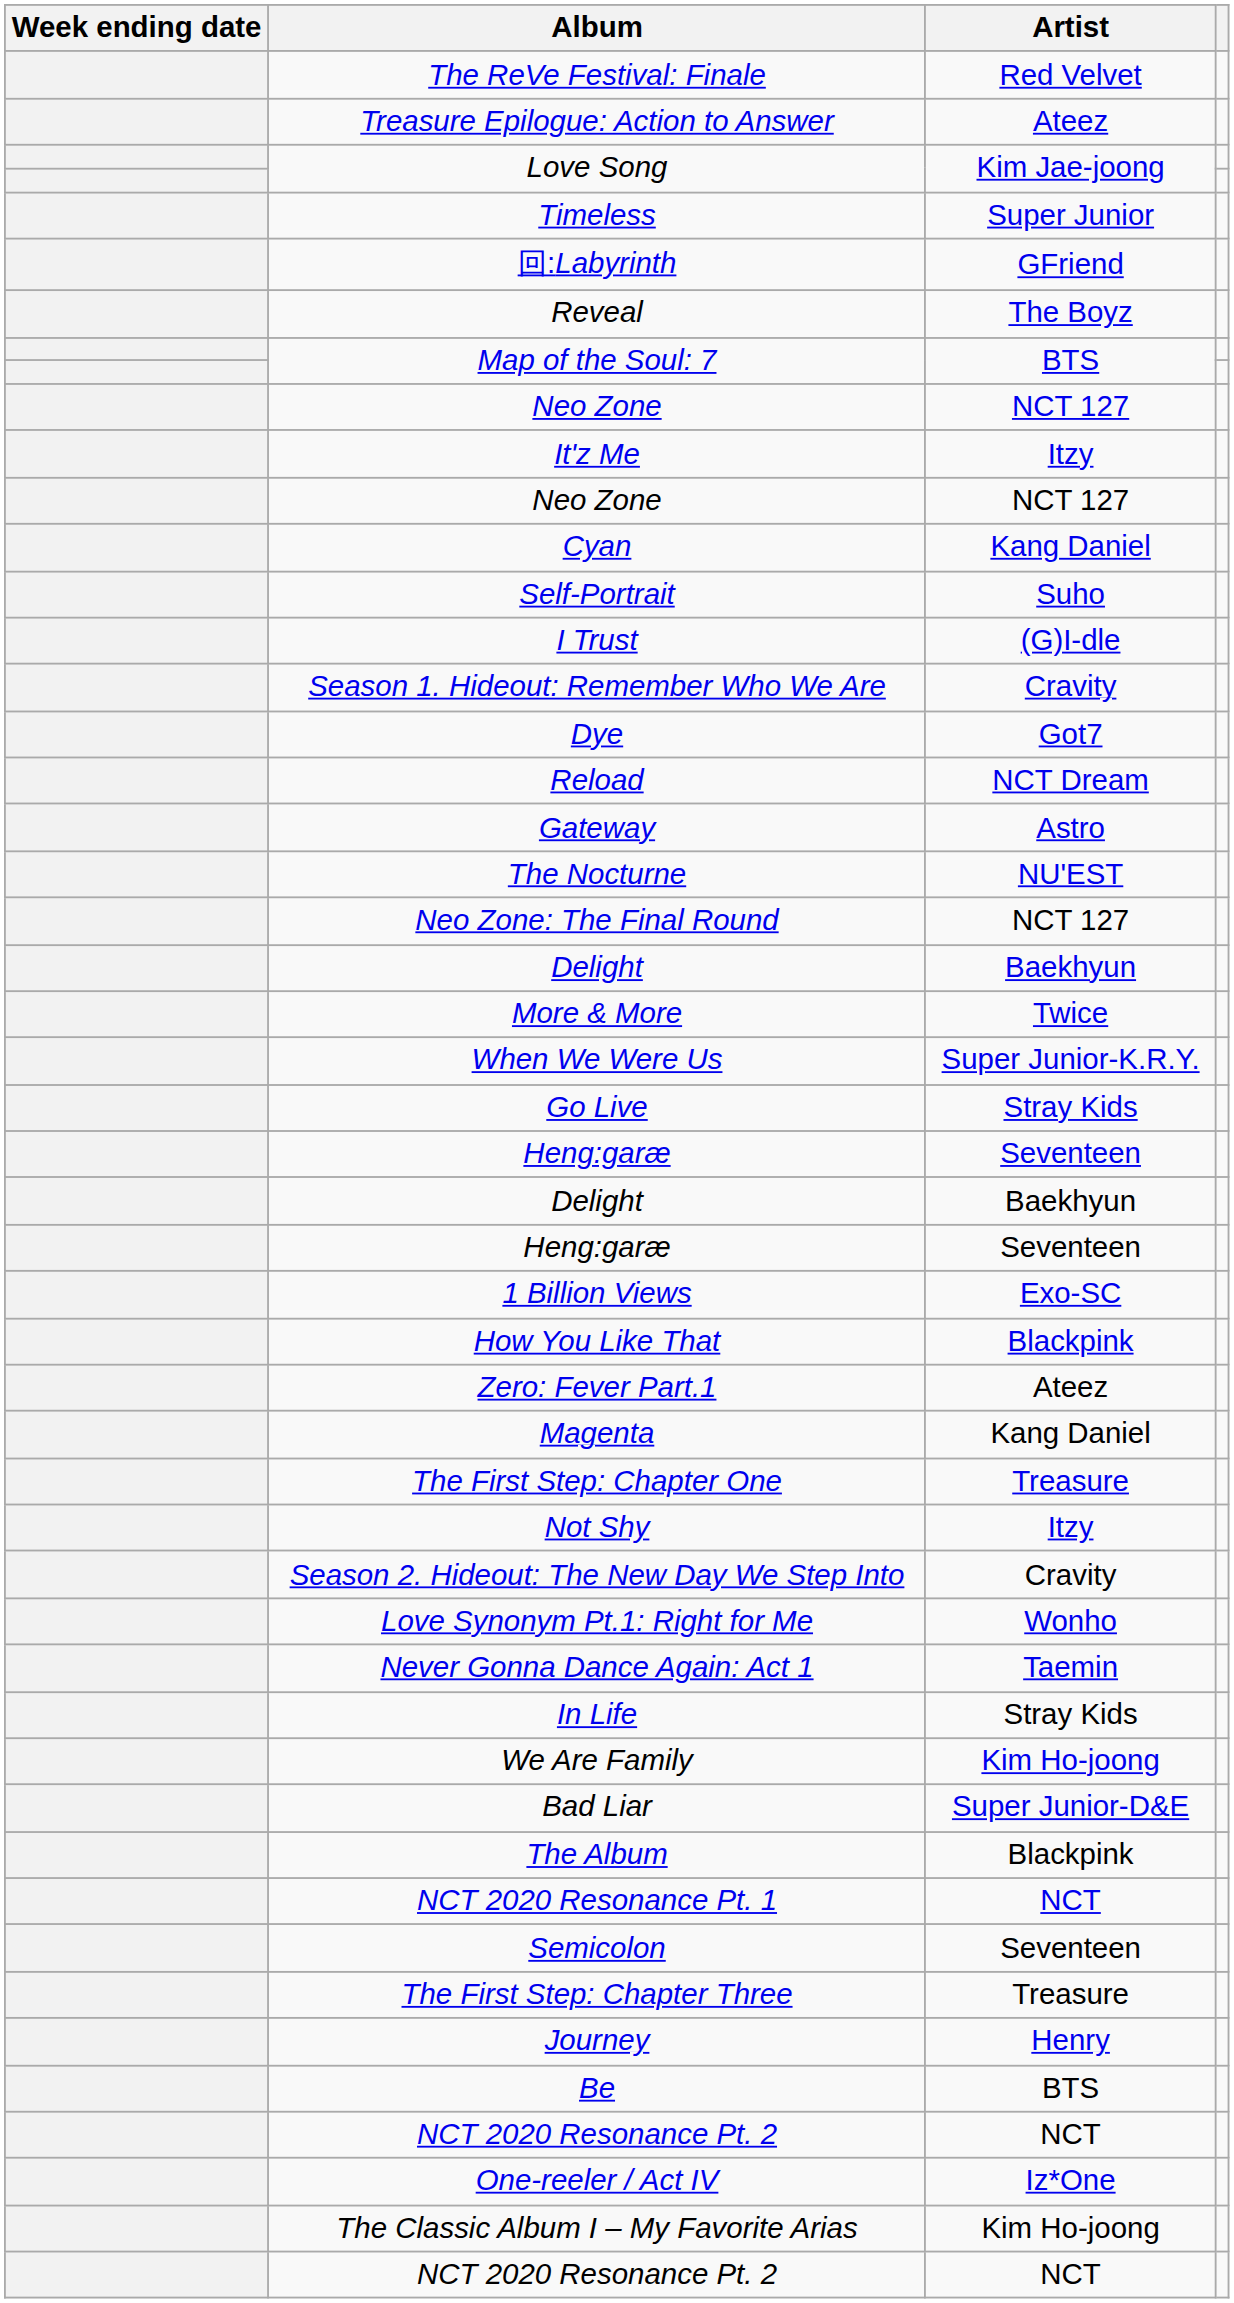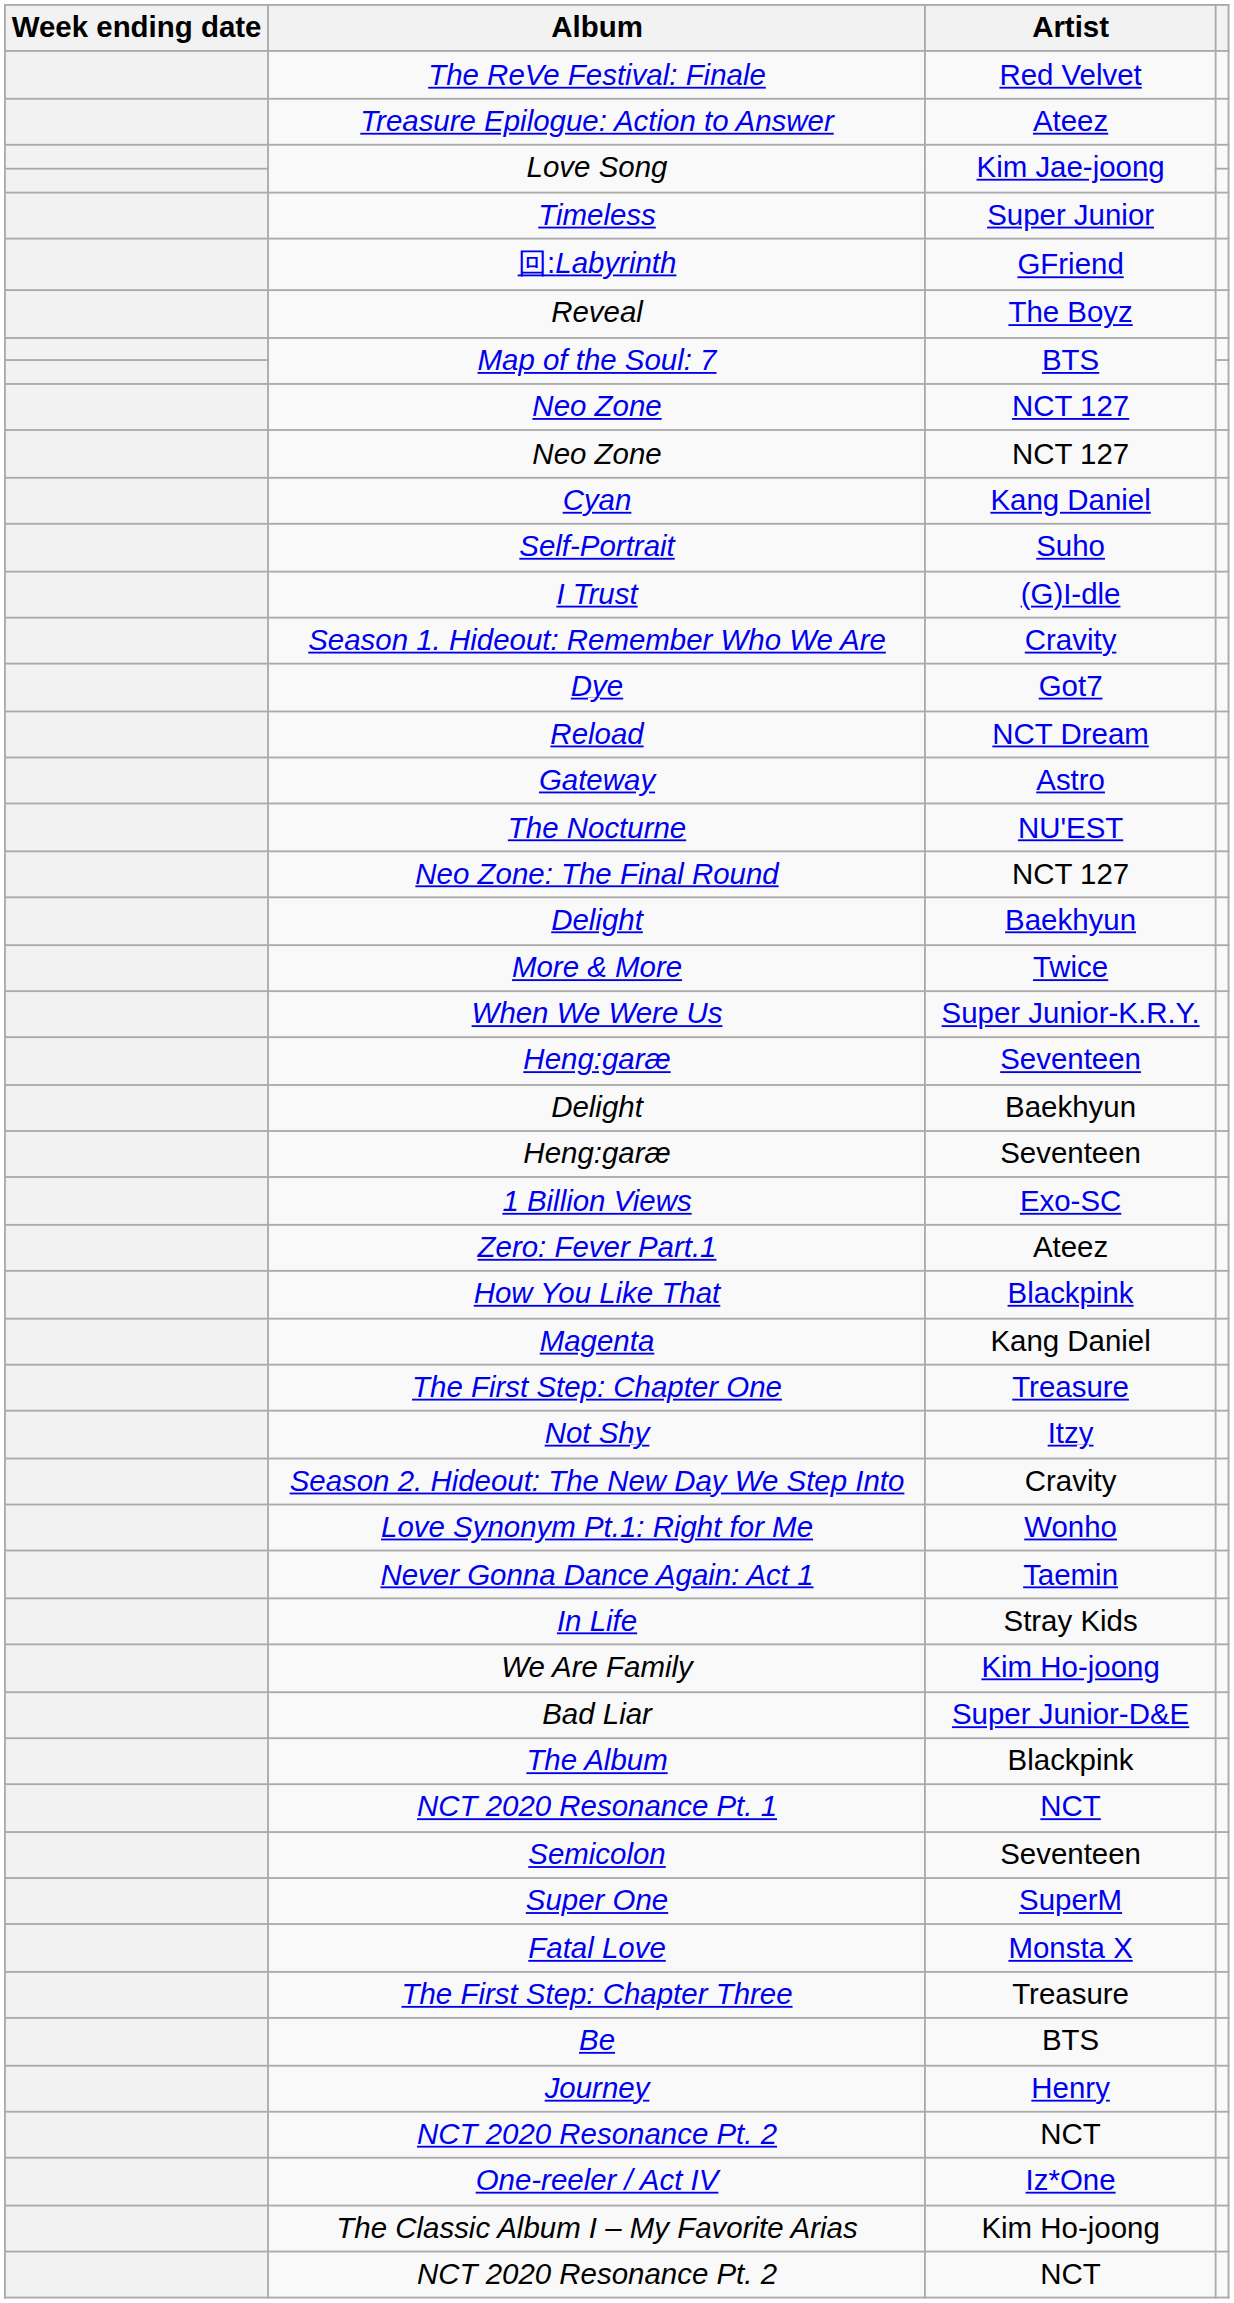- row: (597, 453)
- row: (597, 1107)
rows swapped: (597, 1340) <-> (597, 1387)
+ row: (597, 1900)
+ row: (597, 1947)
rows swapped: (597, 2087) <-> (597, 2041)
